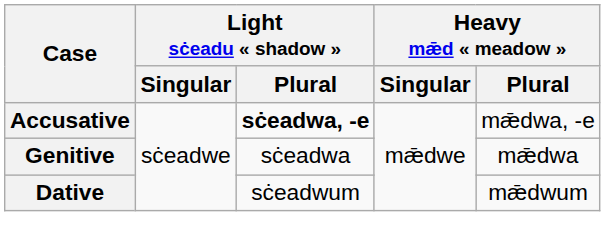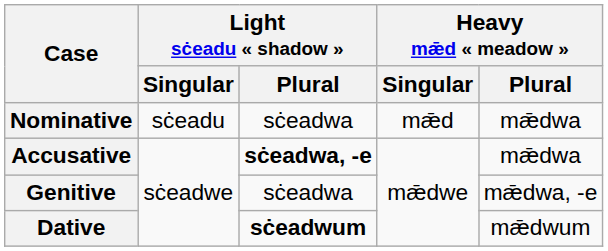+ row: (71, 120)
(538, 120) mǣdwa, -e -> (540, 156) mǣdwa
(538, 156) mǣdwa -> (540, 192) mǣdwa, -e
(306, 192) normal -> (308, 228) bold
